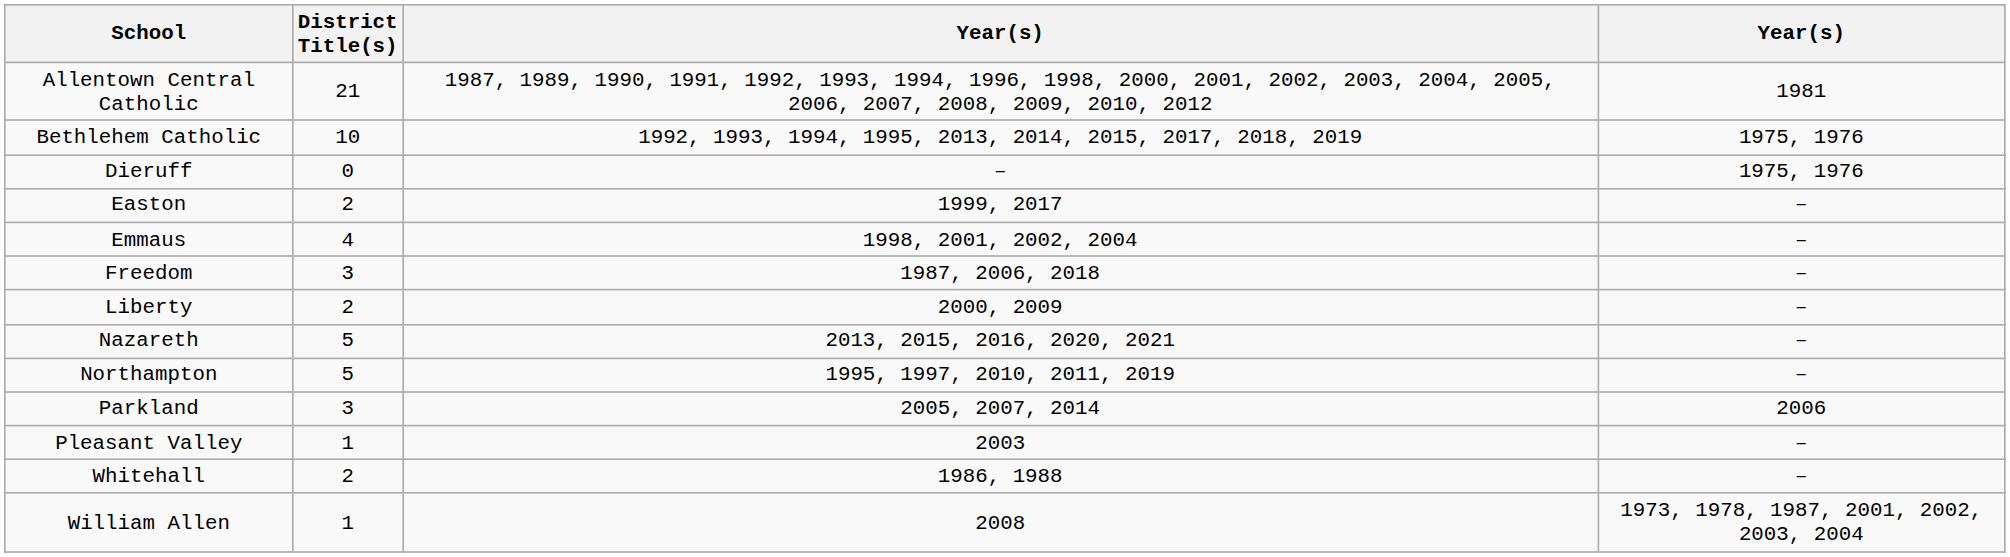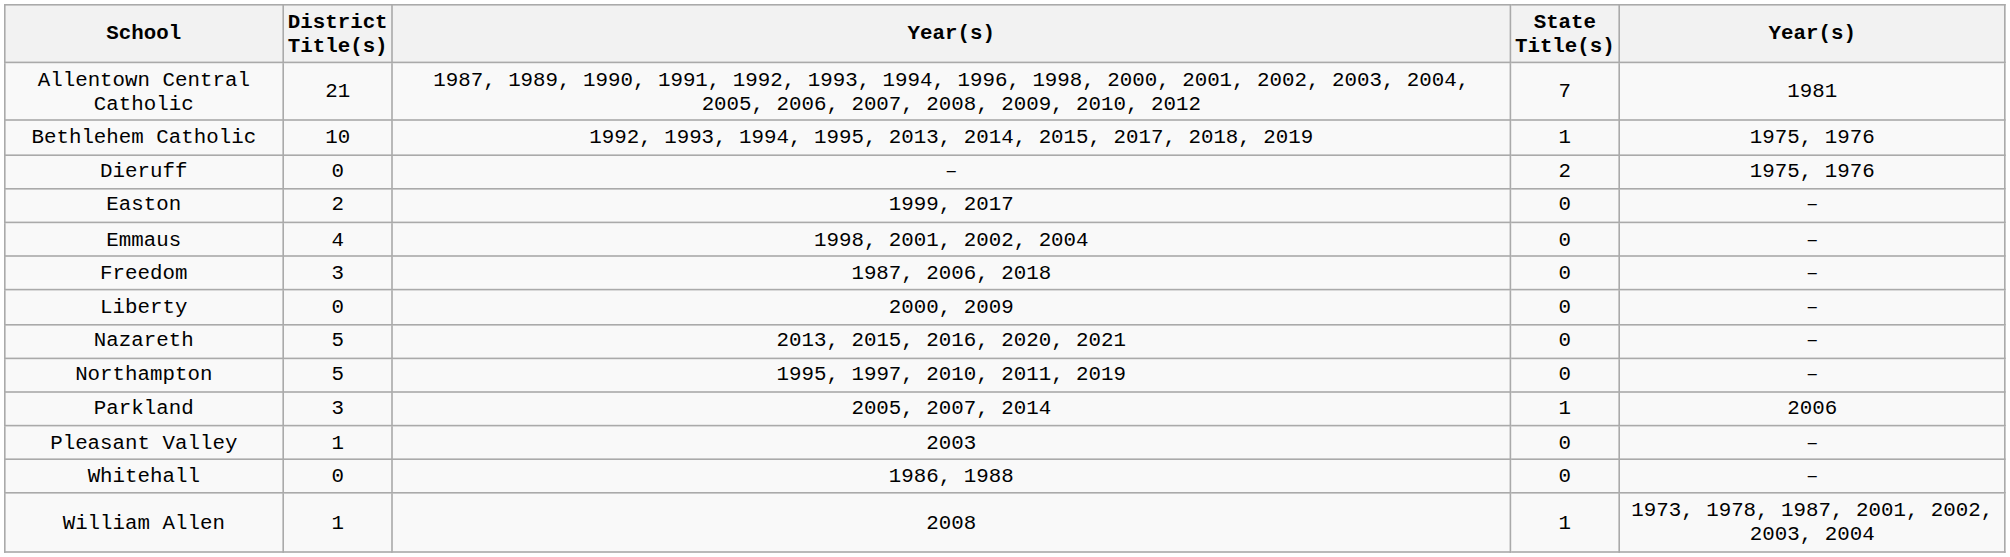+ column: (1565, 34)
(348, 307) 2 -> (338, 307) 0
(348, 477) 2 -> (338, 477) 0
